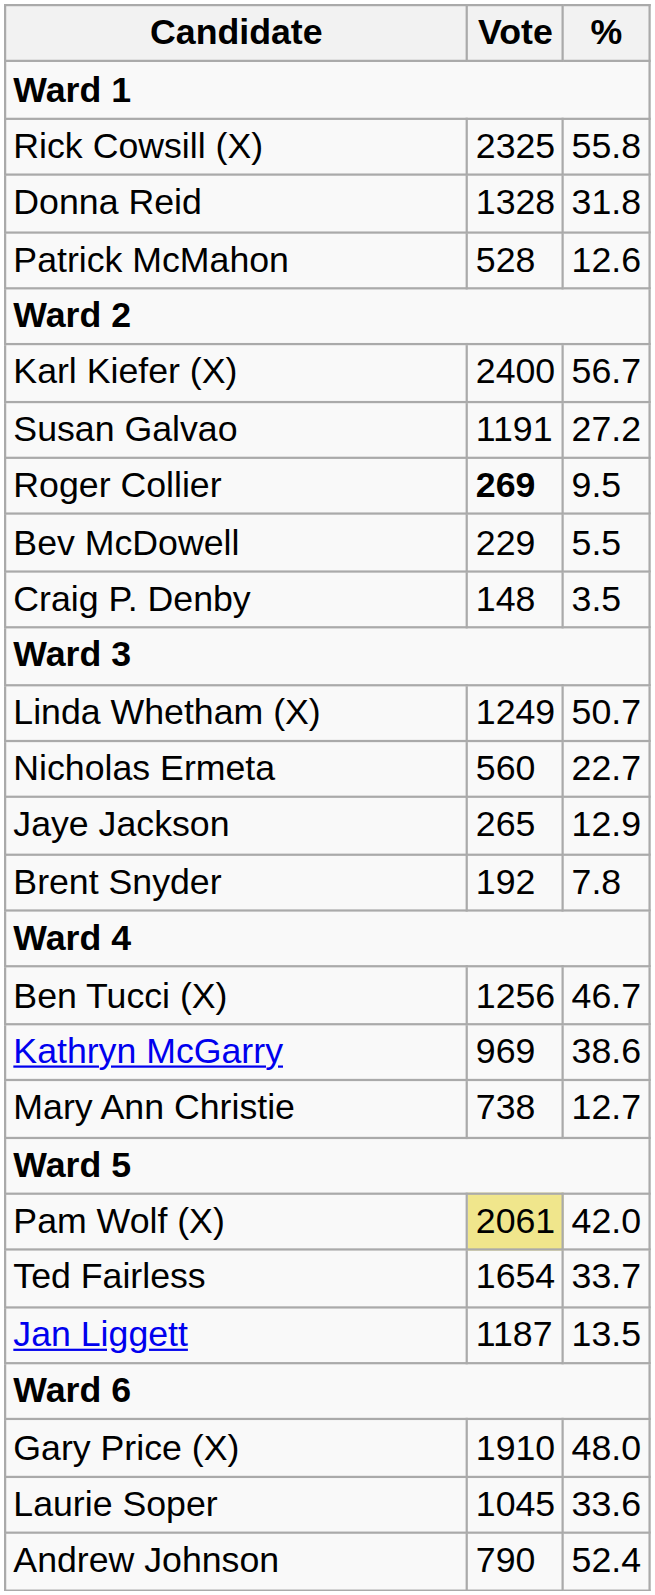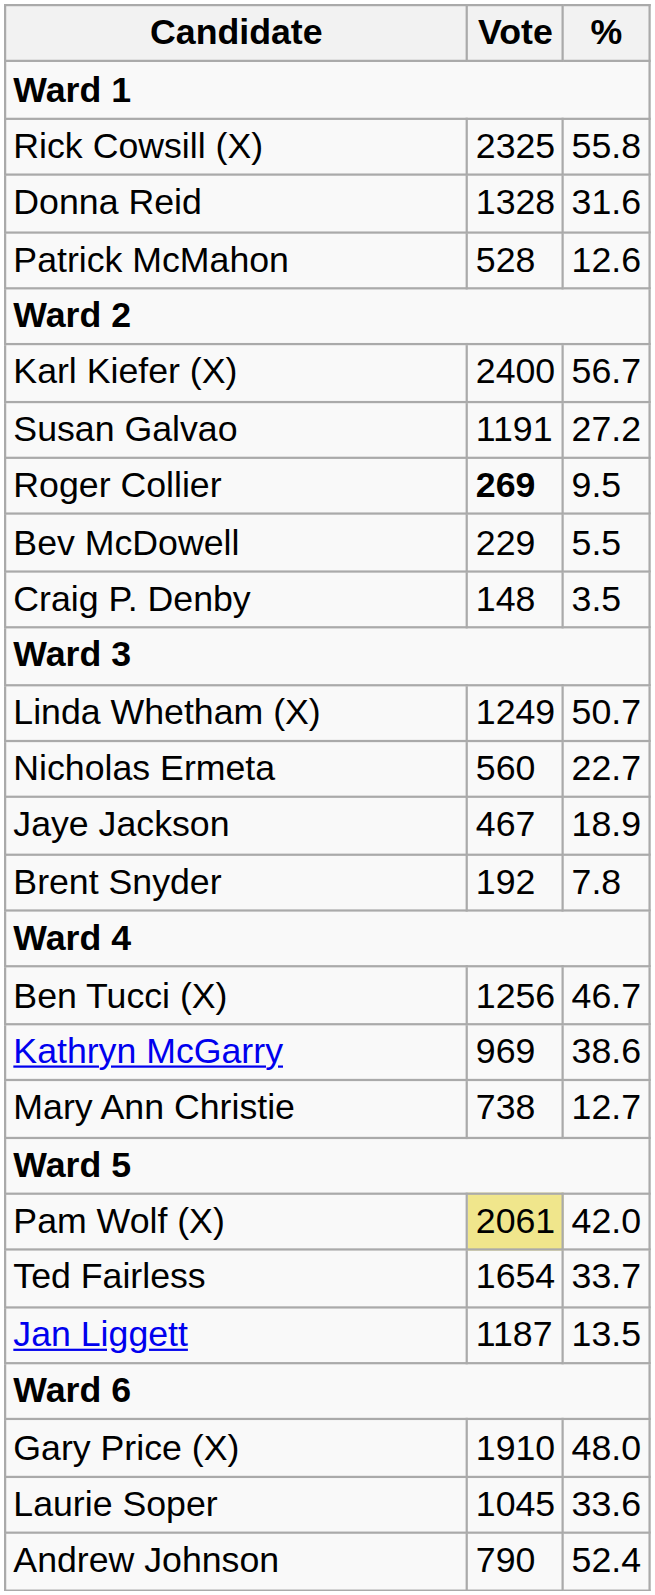(606, 202) 31.8 -> (606, 202) 31.6
(506, 825) 265 -> (506, 825) 467
(606, 825) 12.9 -> (606, 825) 18.9
